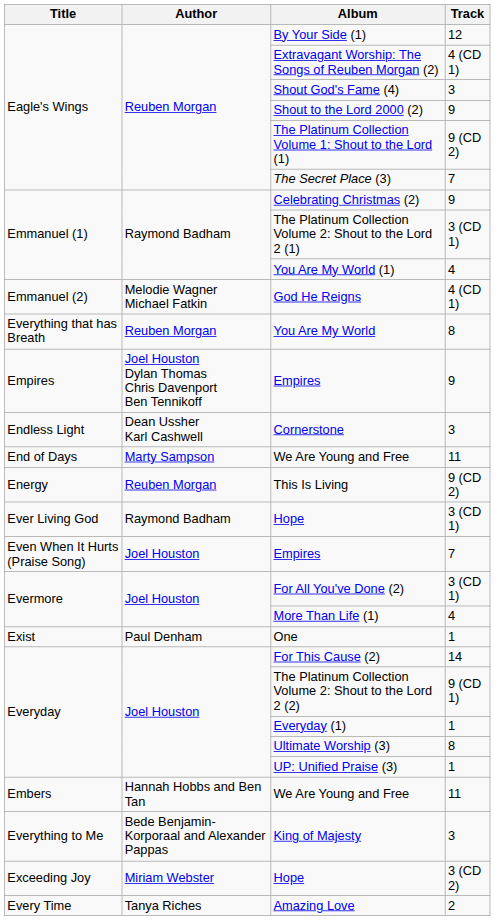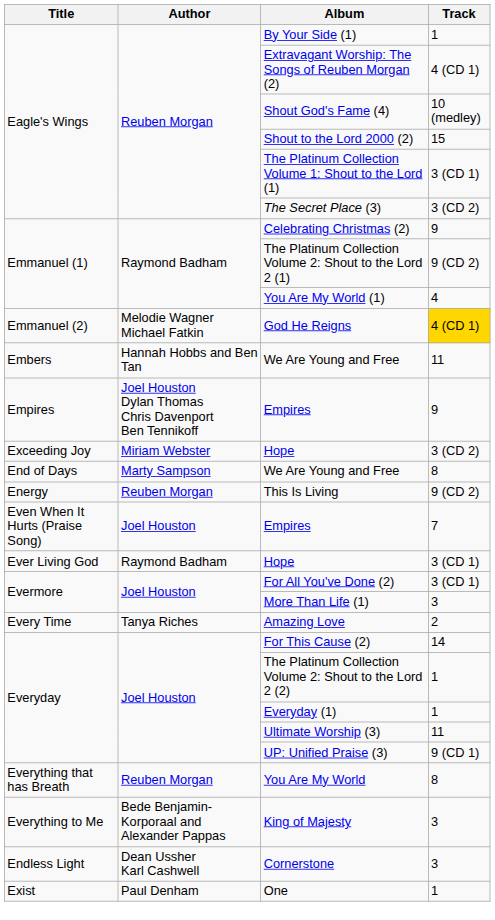(455, 34) 12 -> (435, 34) 1
(451, 89) 3 -> (456, 111) 10 (medley)
(451, 110) 9 -> (438, 139) 15
(465, 144) 9 (CD 2) -> (455, 173) 3 (CD 1)
(451, 179) 7 -> (455, 208) 3 (CD 2)
(465, 234) 3 (CD 1) -> (455, 263) 9 (CD 2)
(465, 296) no background -> (455, 325) gold background
rows swapped: (29, 794) <-> (62, 331)
rows swapped: (46, 429) <-> (49, 878)
(455, 457) 11 -> (435, 471) 8
rows swapped: (63, 554) <-> (53, 519)
(451, 616) 4 -> (435, 601) 3
rows swapped: (39, 905) <-> (21, 636)
(465, 691) 9 (CD 1) -> (435, 677) 1
(451, 746) 8 -> (438, 732) 11
(451, 766) 1 -> (455, 752) 9 (CD 1)
